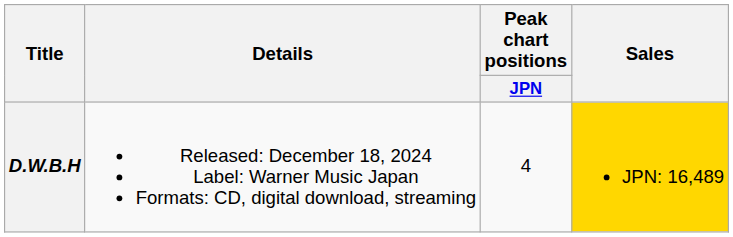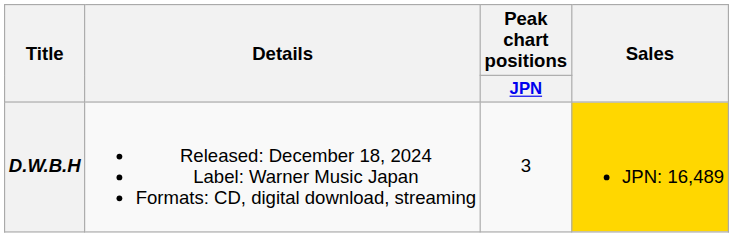(526, 166) 4 -> (526, 166) 3
